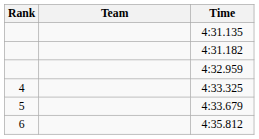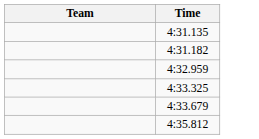- column: (22, 13)
